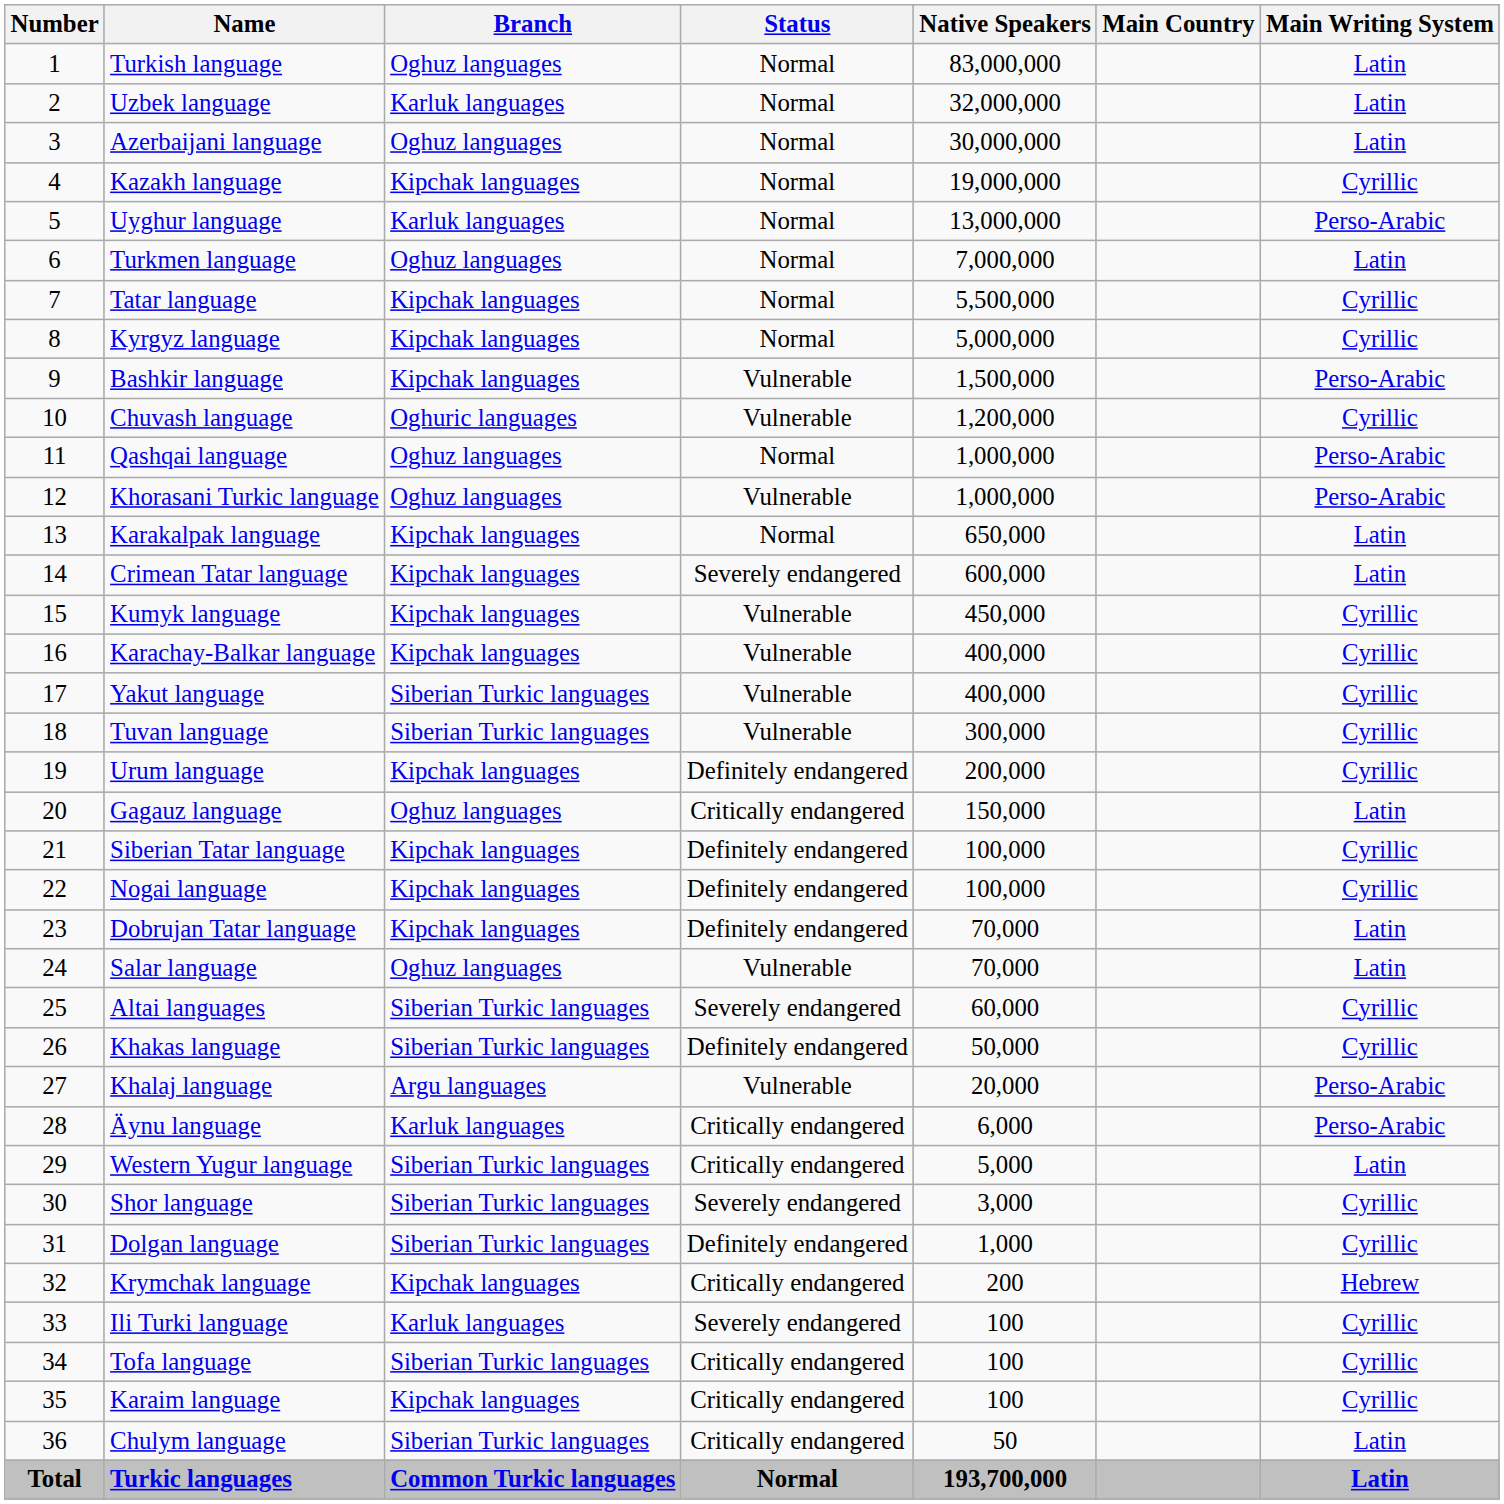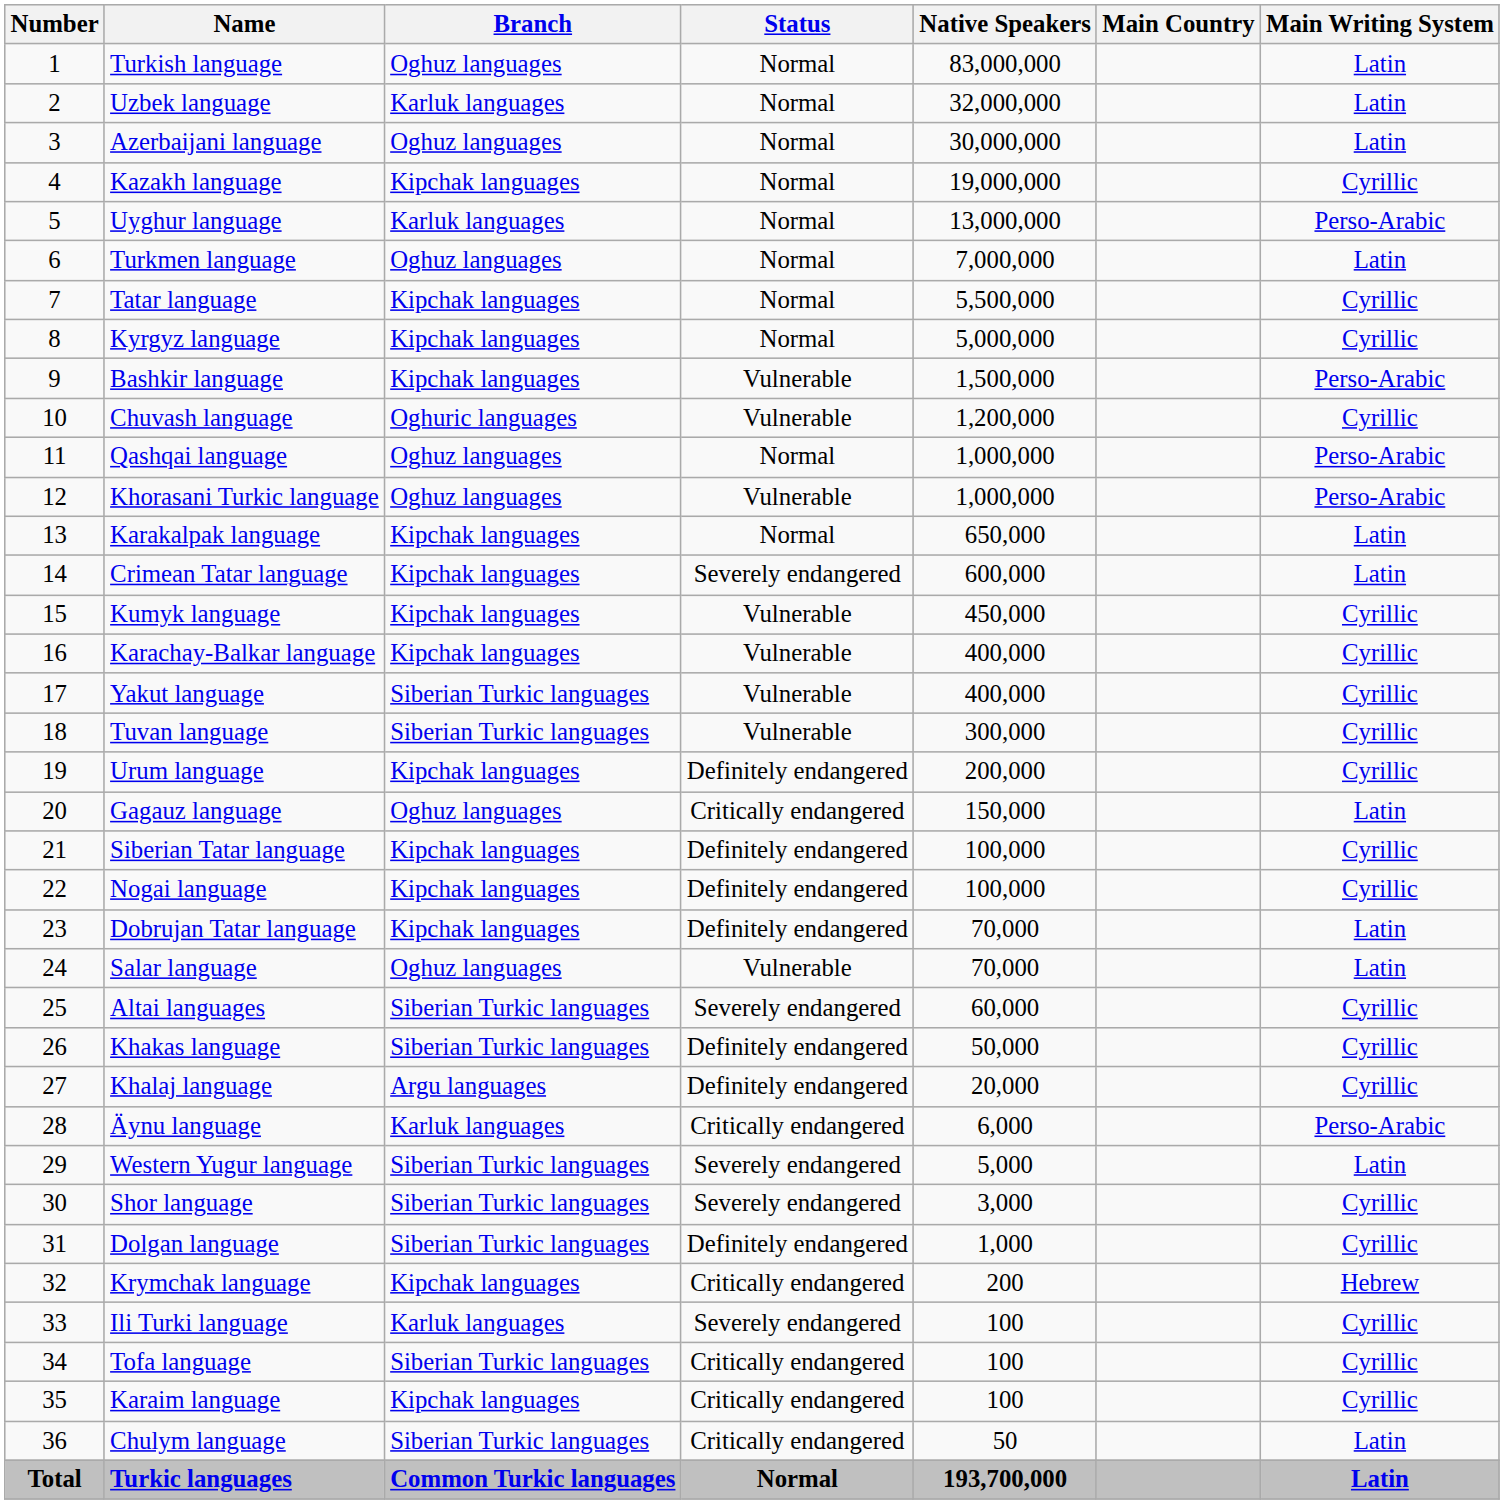(797, 1086) Vulnerable -> (797, 1086) Definitely endangered
(1380, 1086) Perso-Arabic -> (1380, 1086) Cyrillic
(797, 1164) Critically endangered -> (797, 1164) Severely endangered
